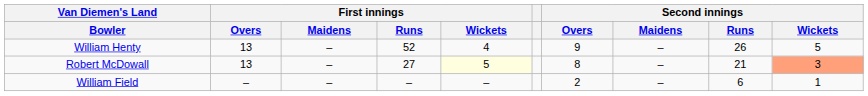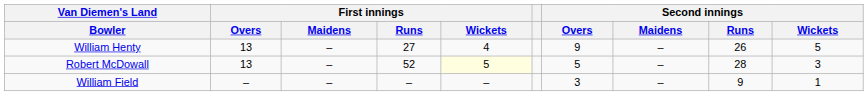(409, 47) 52 -> (409, 47) 27
(409, 64) 27 -> (409, 64) 52
(577, 64) 8 -> (577, 64) 5
(740, 64) 21 -> (740, 64) 28
(818, 64) lightsalmon background -> (818, 64) no background
(577, 82) 2 -> (577, 82) 3
(740, 82) 6 -> (740, 82) 9
